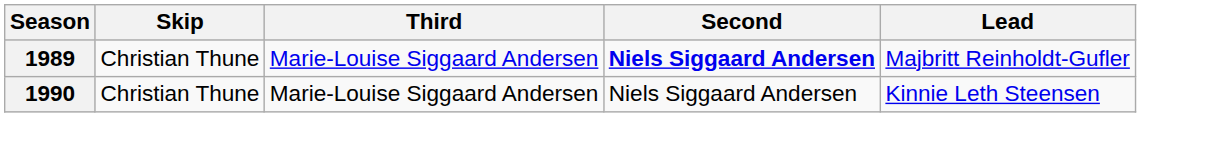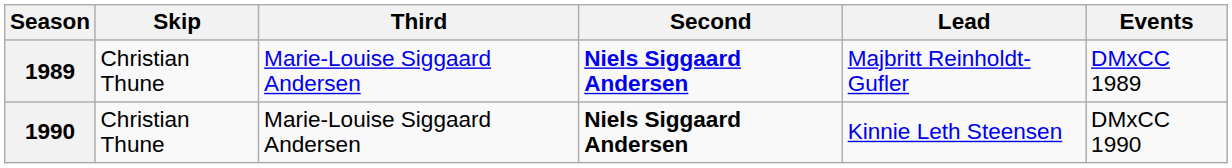+ column: (1157, 22)
(733, 93) normal -> (663, 132) bold
